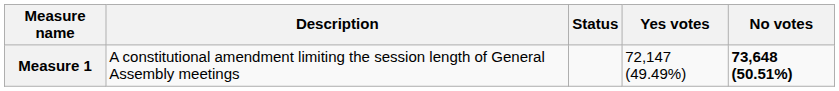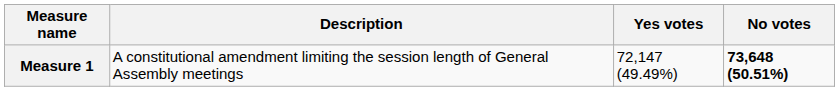- column: (595, 24)
